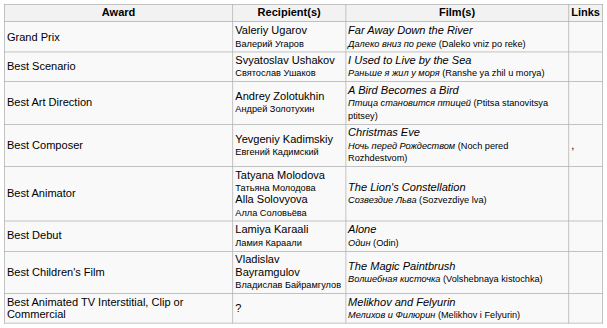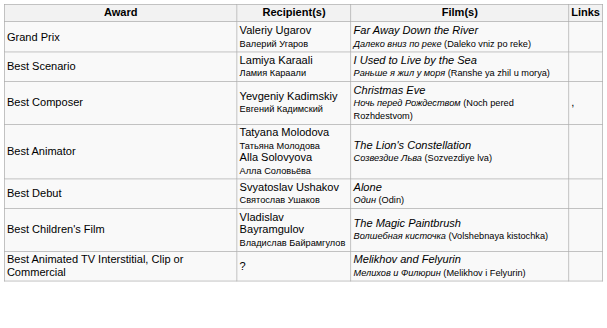(285, 66) Svyatoslav Ushakov Святослав Ушаков -> (276, 66) Lamiya Karaali Ламия Караали
- row: (50, 103)
(272, 236) Lamiya Karaali Ламия Караали -> (289, 193) Svyatoslav Ushakov Святослав Ушаков
